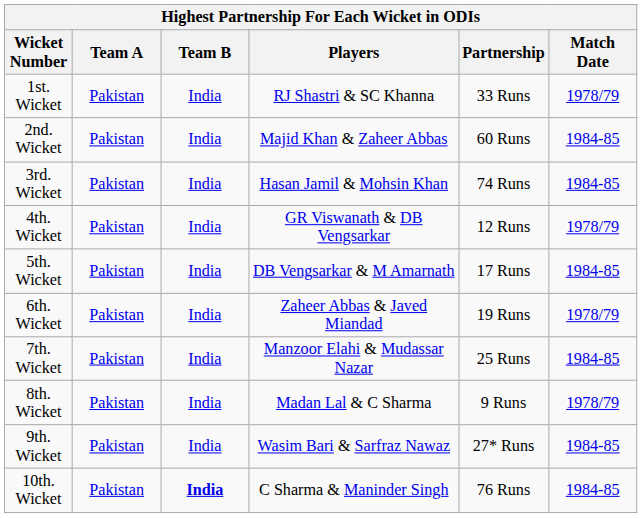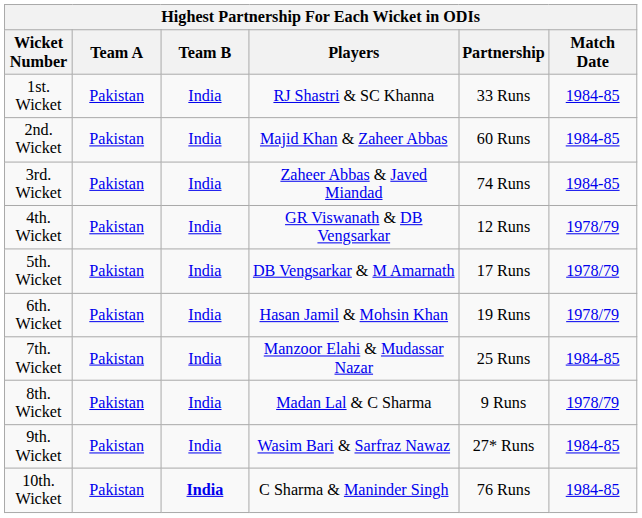(593, 95) 1978/79 -> (593, 95) 1984-85
(354, 183) Hasan Jamil & Mohsin Khan -> (354, 183) Zaheer Abbas & Javed Miandad
(593, 271) 1984-85 -> (593, 271) 1978/79
(354, 314) Zaheer Abbas & Javed Miandad -> (354, 314) Hasan Jamil & Mohsin Khan
